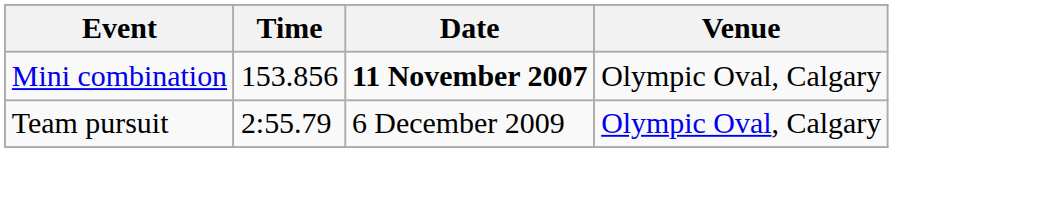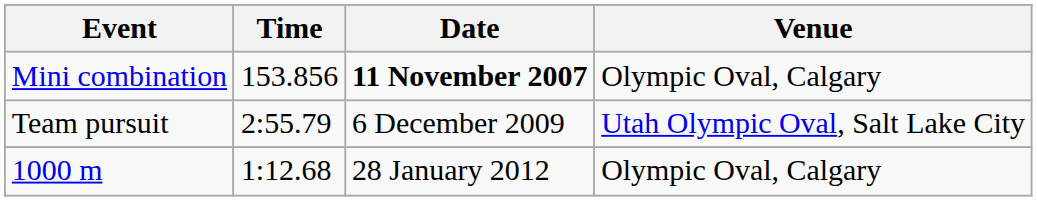(741, 123) Olympic Oval, Calgary -> (813, 123) Utah Olympic Oval, Salt Lake City
+ row: (57, 170)
